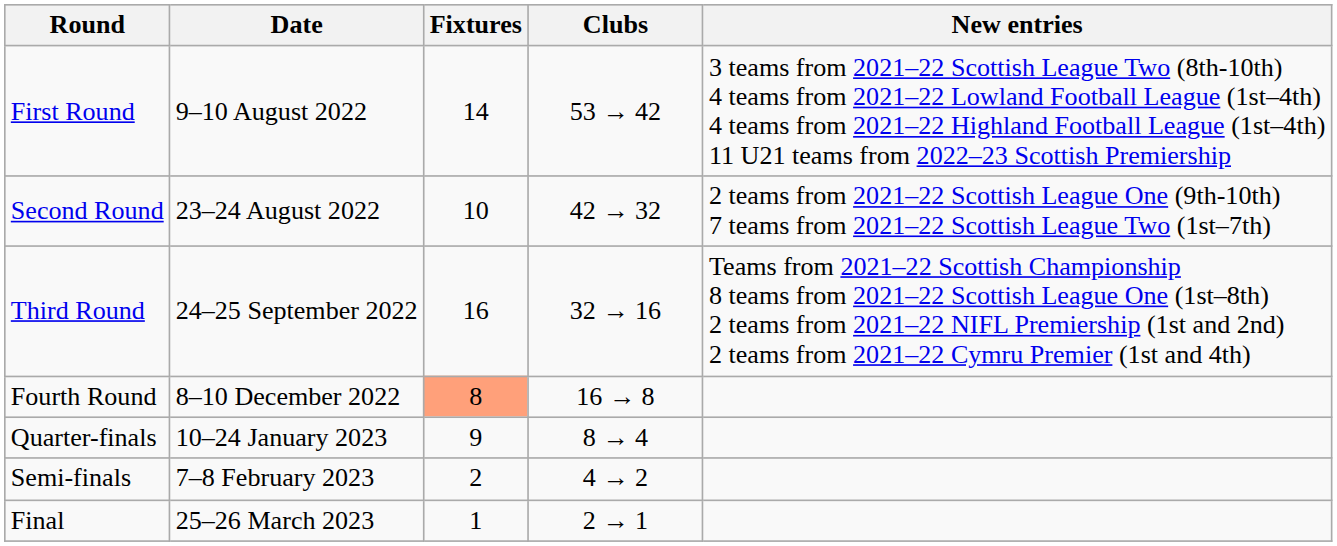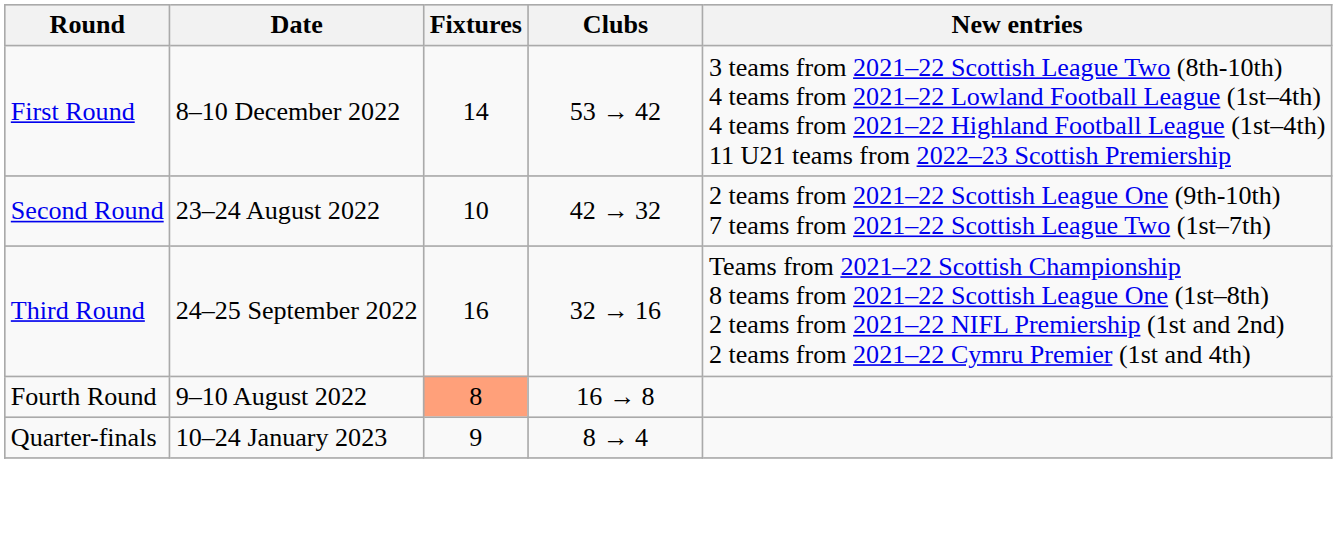(271, 110) 9–10 August 2022 -> (288, 110) 8–10 December 2022
(288, 396) 8–10 December 2022 -> (271, 396) 9–10 August 2022
- row: (71, 478)
- row: (38, 520)
